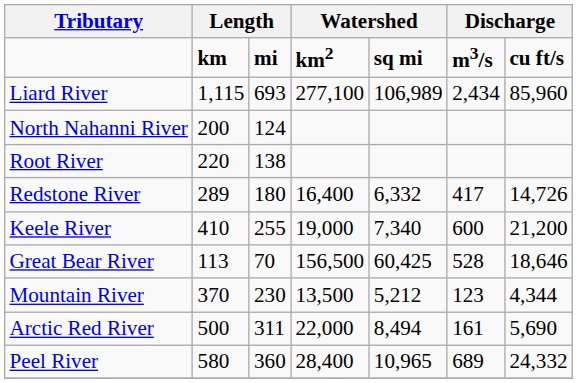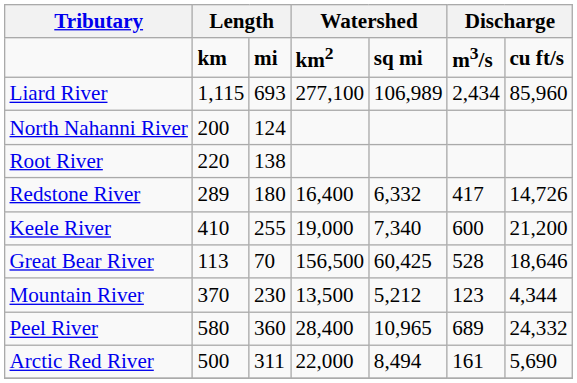rows swapped: (82, 328) <-> (54, 361)
